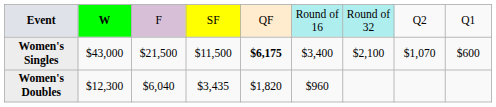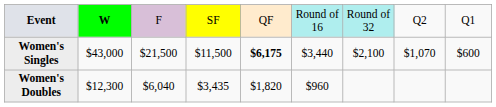(317, 53) $3,400 -> (317, 53) $3,440
